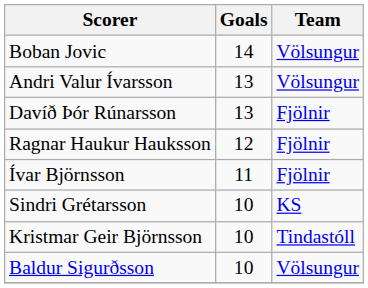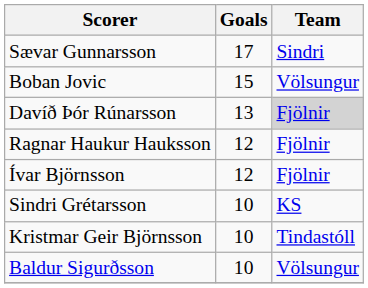+ row: (83, 50)
(244, 50) 14 -> (244, 81) 15
- row: (91, 81)
(303, 112) no background -> (303, 112) lightgrey background
(244, 174) 11 -> (244, 174) 12
